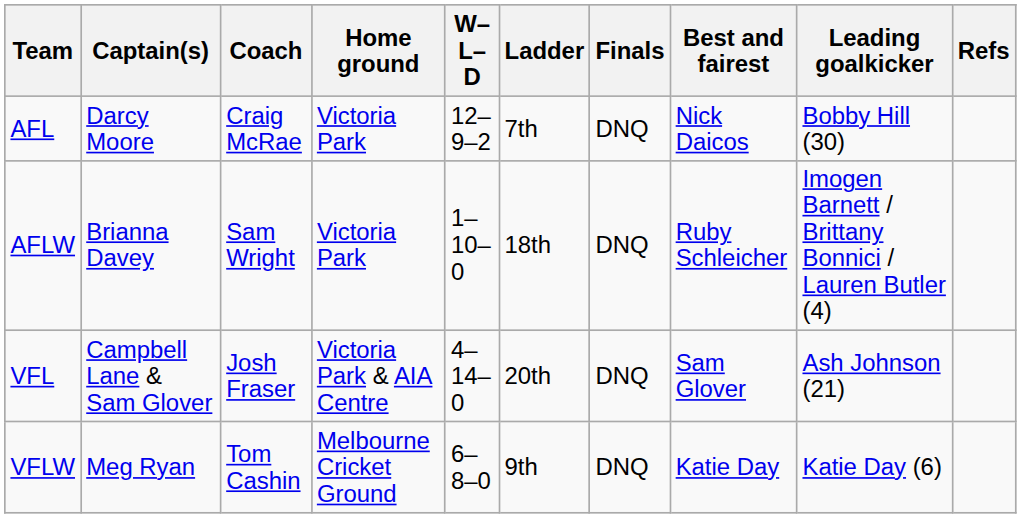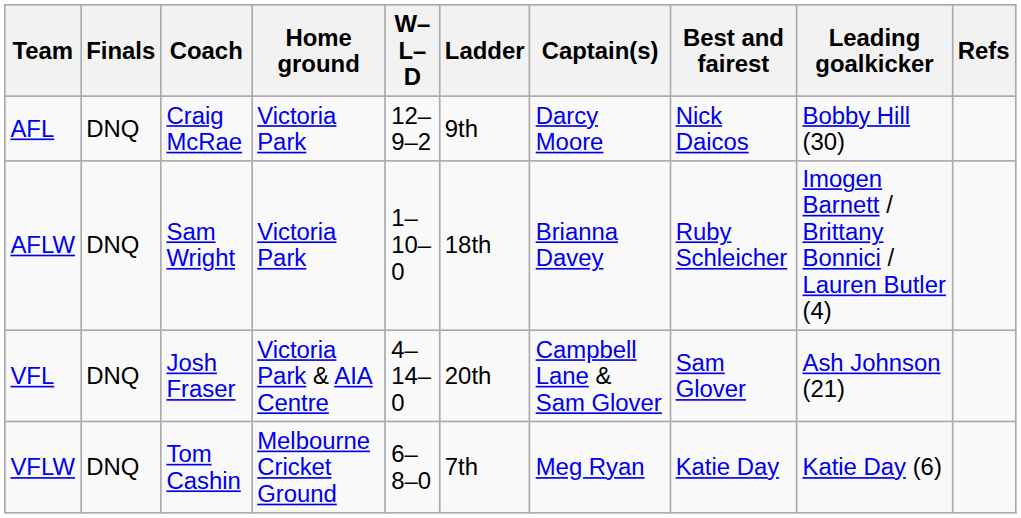columns swapped: (151, 51) <-> (630, 51)
(521, 128) 7th -> (461, 128) 9th
(521, 467) 9th -> (461, 467) 7th
